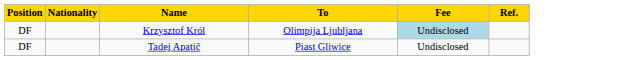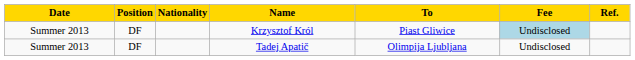+ column: (59, 13)
(323, 30) Olimpija Ljubljana -> (427, 30) Piast Gliwice
(323, 47) Piast Gliwice -> (427, 47) Olimpija Ljubljana
